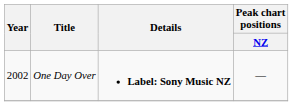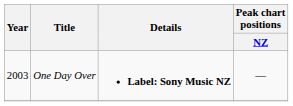(18, 75) 2002 -> (18, 75) 2003
